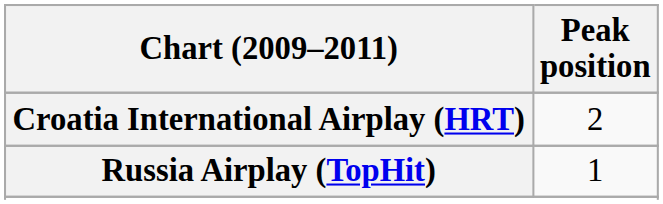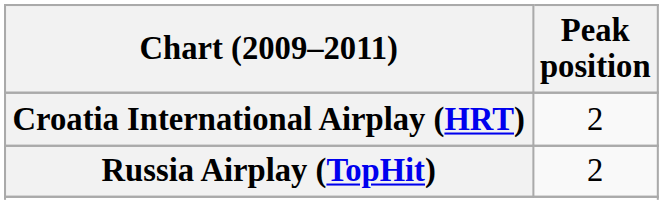(595, 170) 1 -> (595, 170) 2
